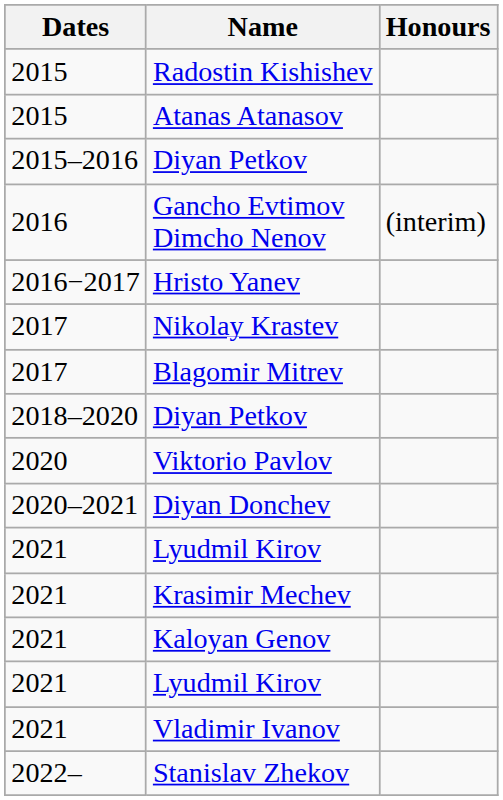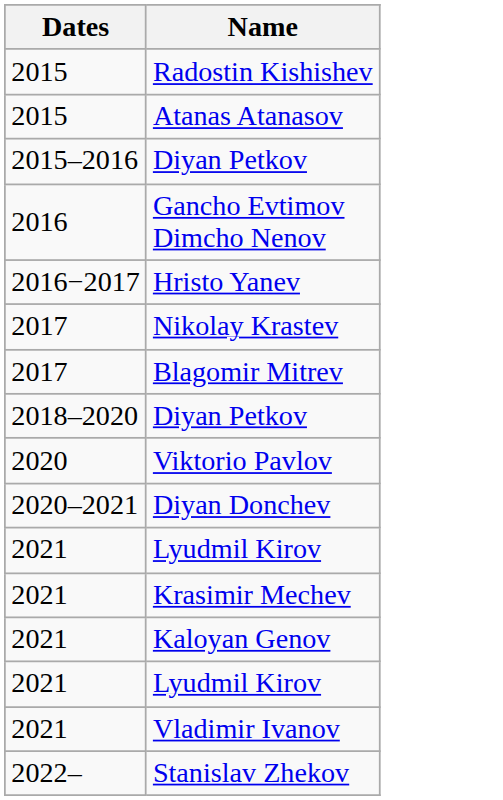- column: (438, 26)
